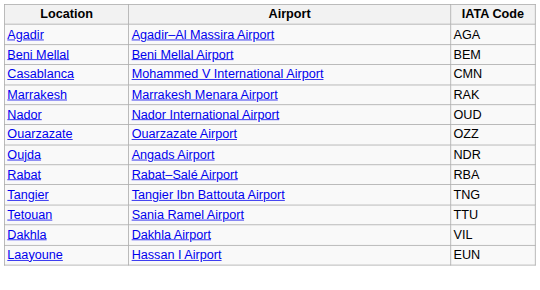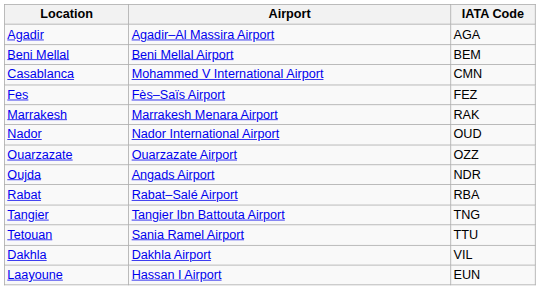+ row: (18, 94)
